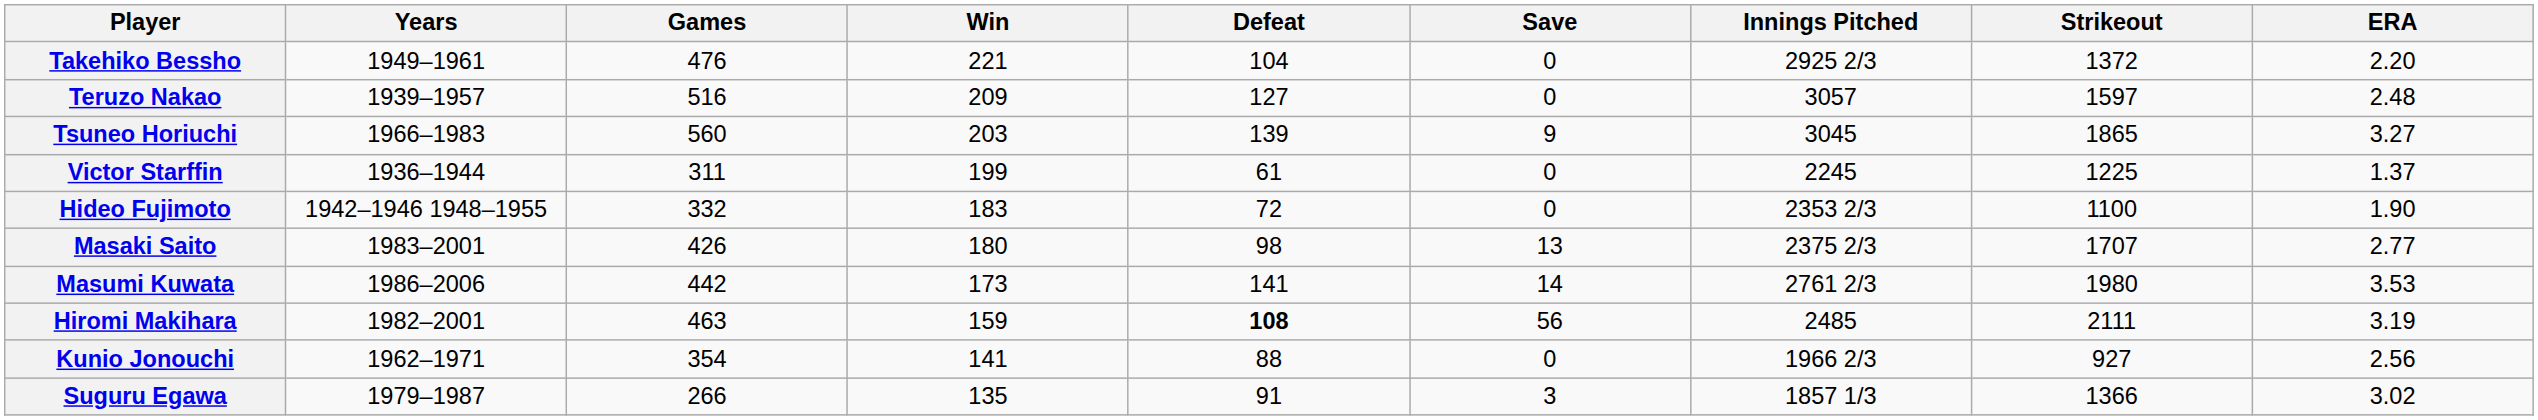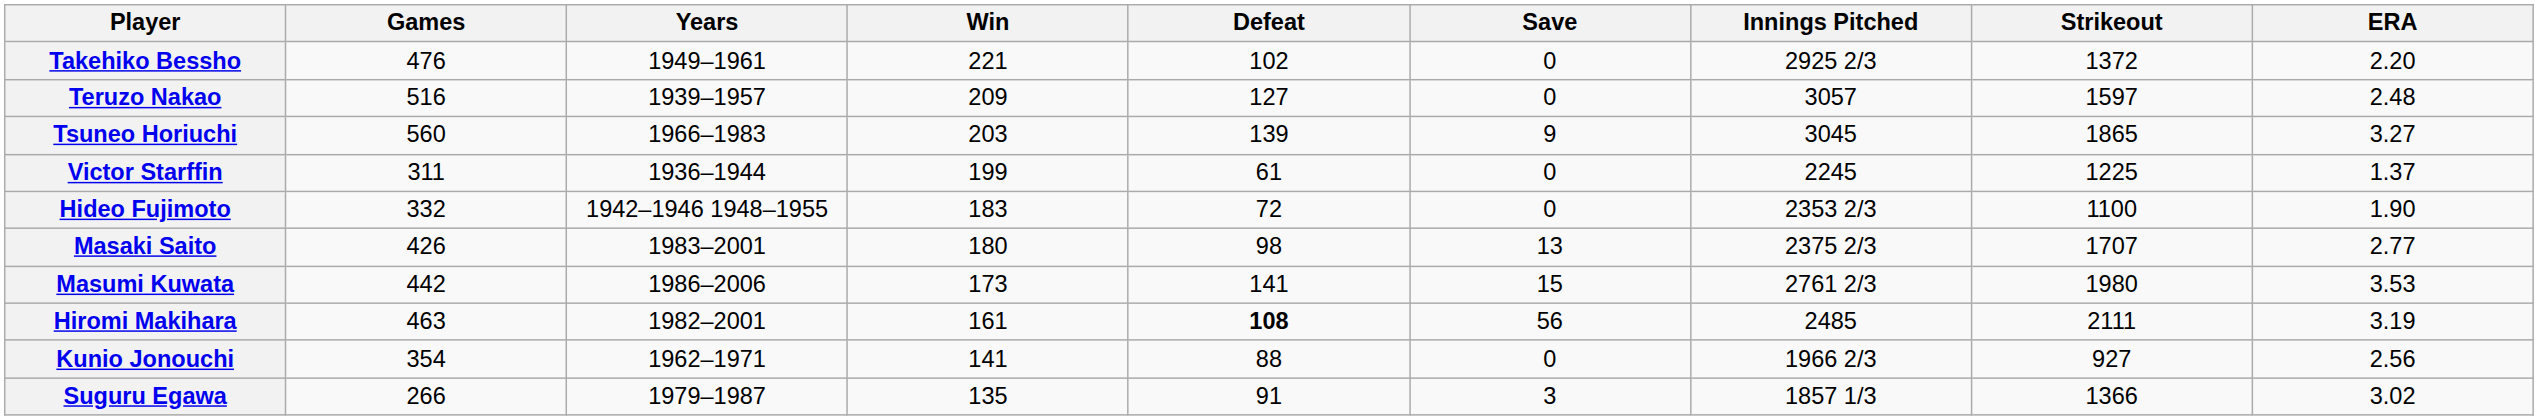columns swapped: (426, 23) <-> (707, 23)
(1269, 60) 104 -> (1269, 60) 102
(1550, 284) 14 -> (1550, 284) 15
(988, 321) 159 -> (988, 321) 161
